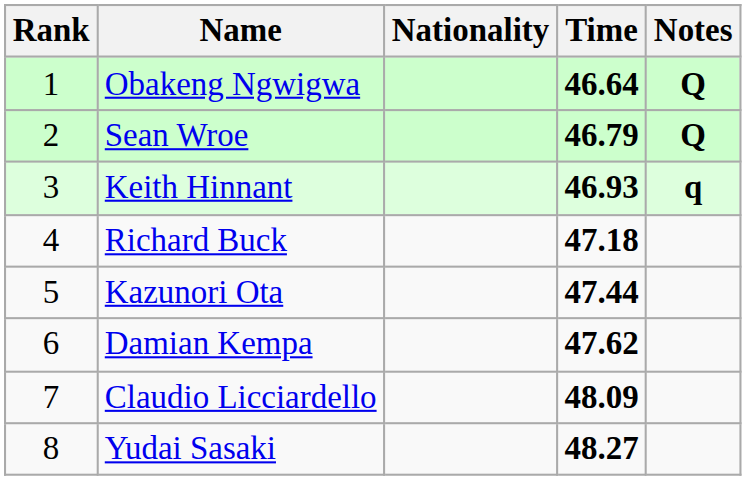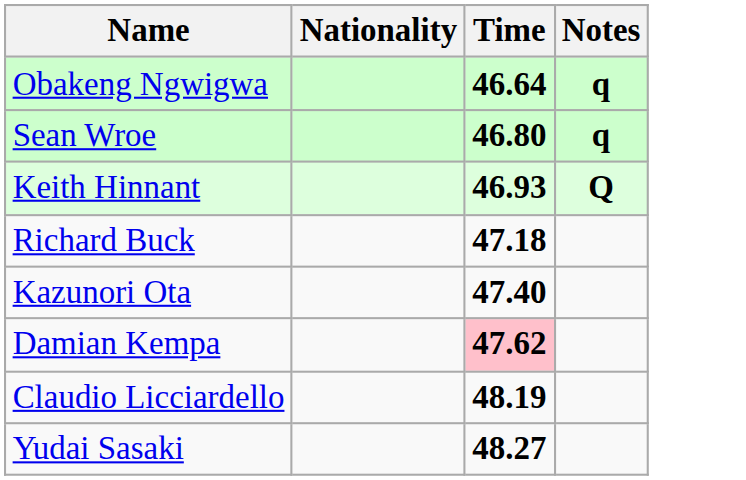- column: (51, 30)
(693, 82) Q -> (601, 82) q
(602, 135) 46.79 -> (509, 135) 46.80
(693, 135) Q -> (601, 135) q
(693, 187) q -> (601, 187) Q
(602, 291) 47.44 -> (509, 291) 47.40
(602, 344) no background -> (509, 344) pink background
(602, 396) 48.09 -> (509, 396) 48.19
